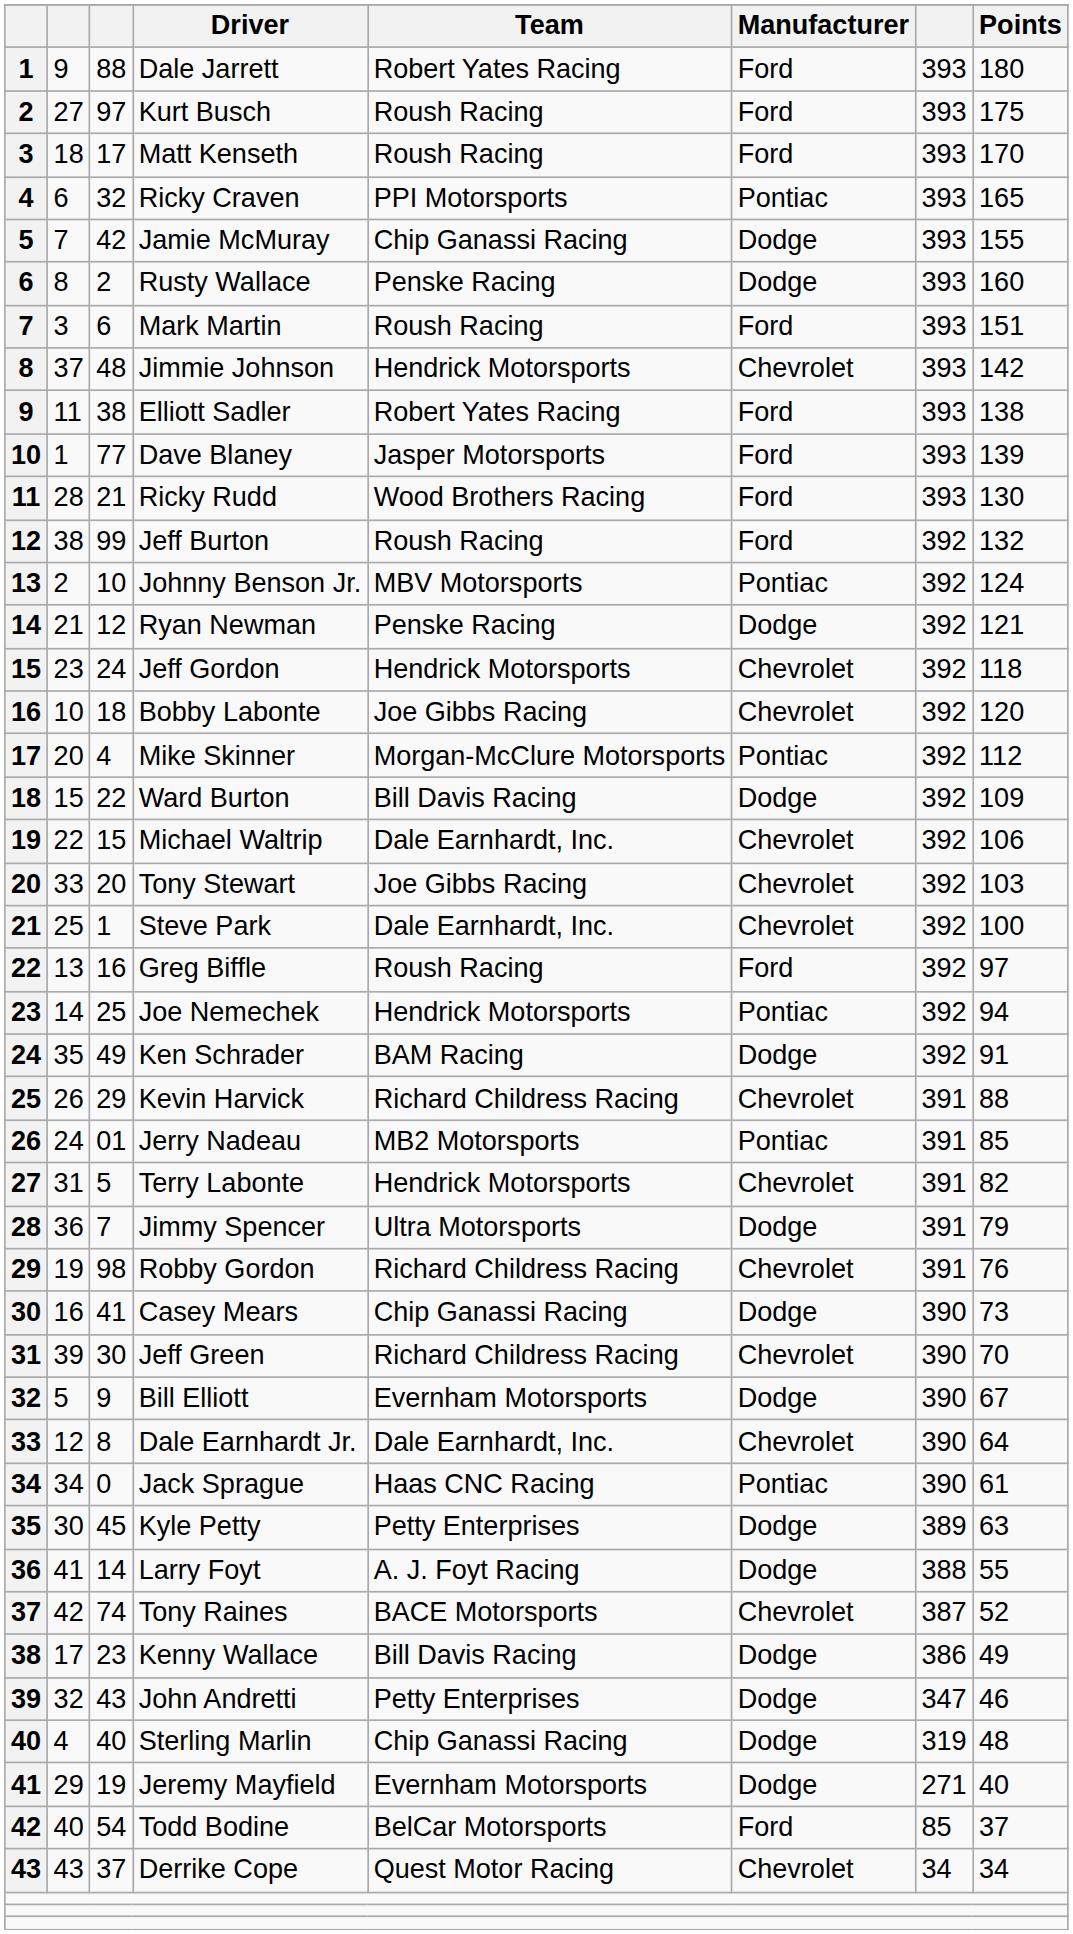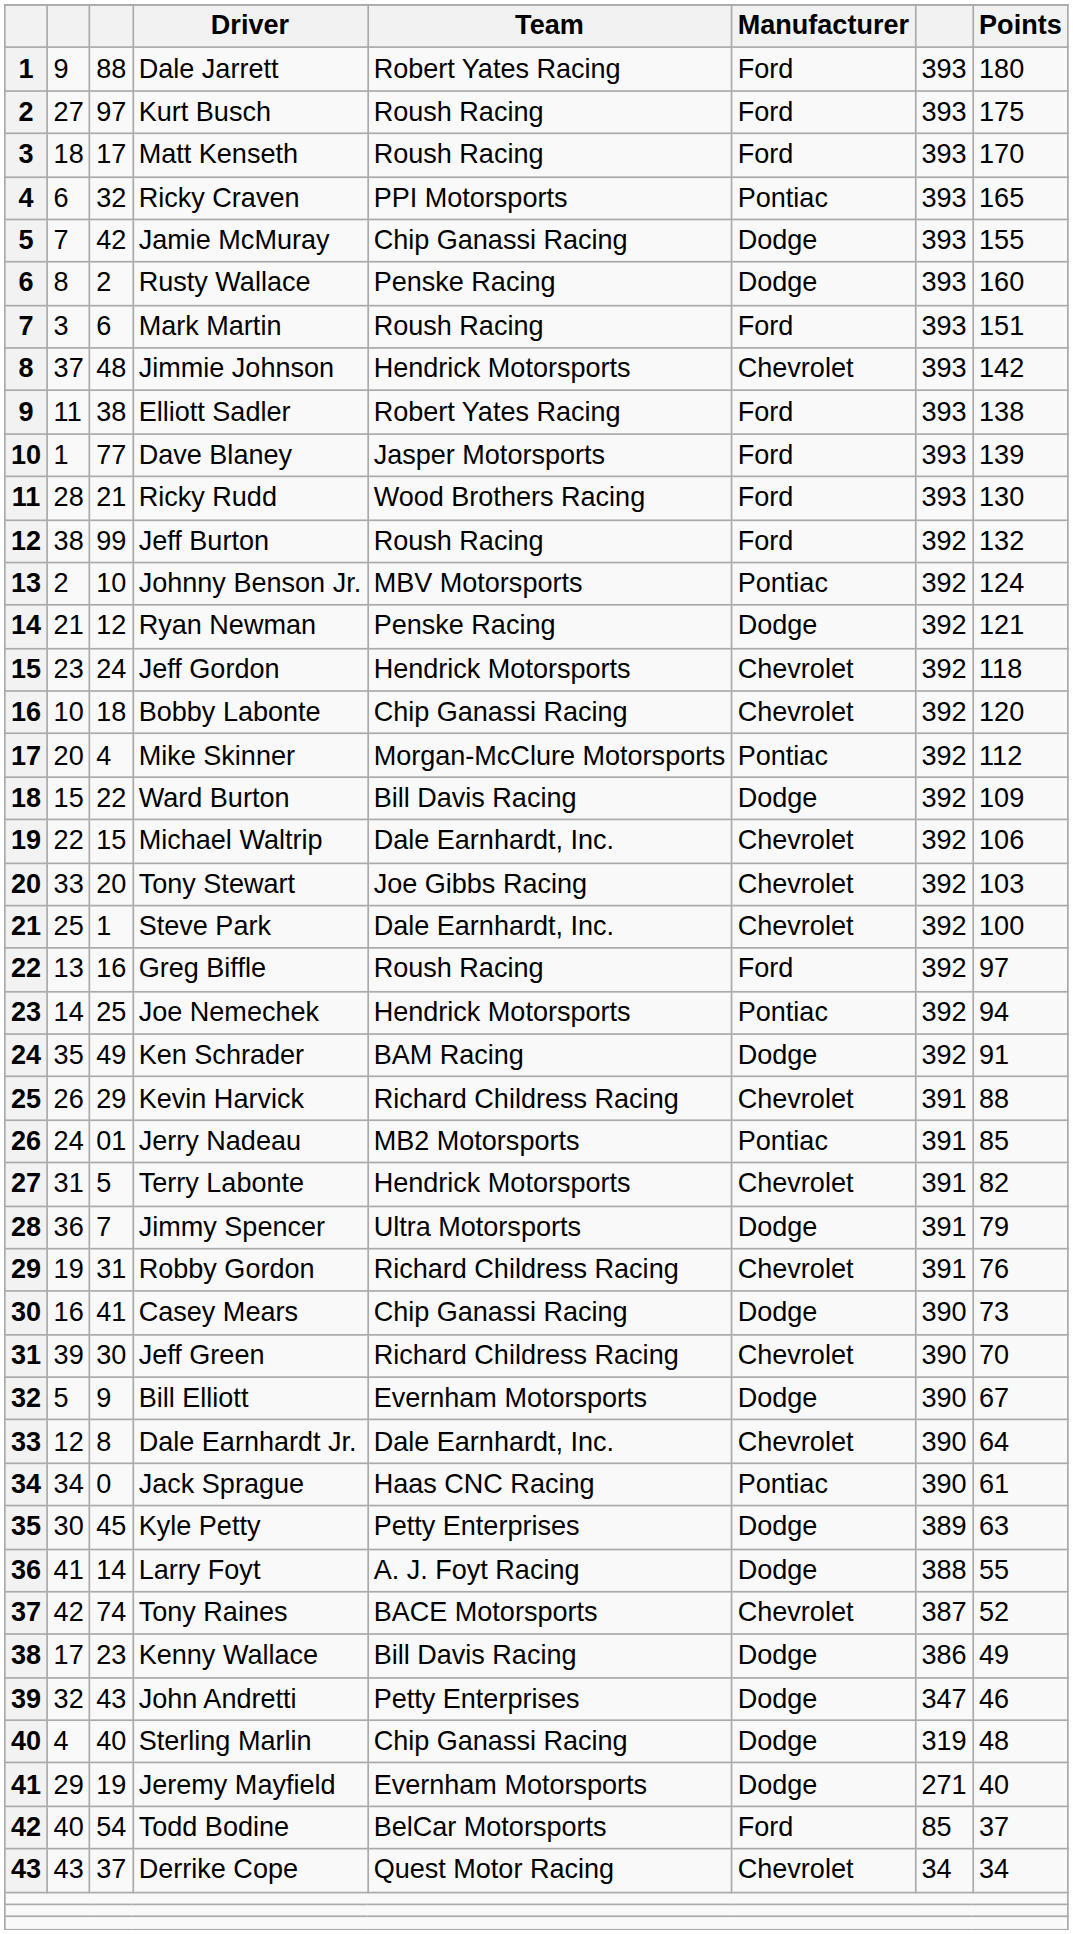(480, 712) Joe Gibbs Racing -> (501, 712) Chip Ganassi Racing
(111, 1269) 98 -> (111, 1269) 31
